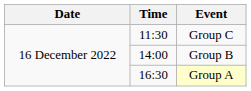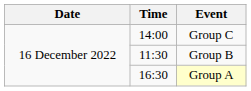(153, 34) 11:30 -> (153, 34) 14:00
(153, 55) 14:00 -> (153, 55) 11:30
